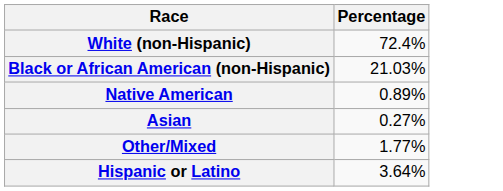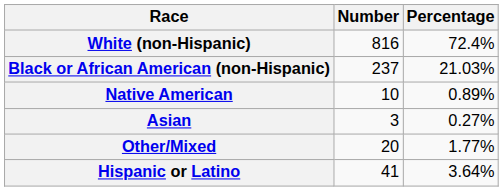+ column: (368, 17)
